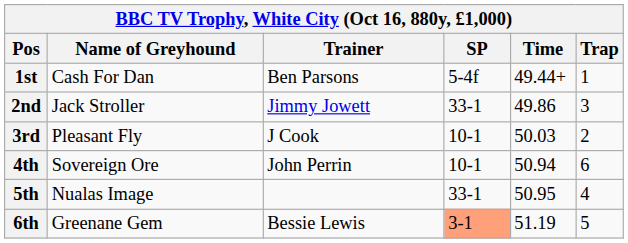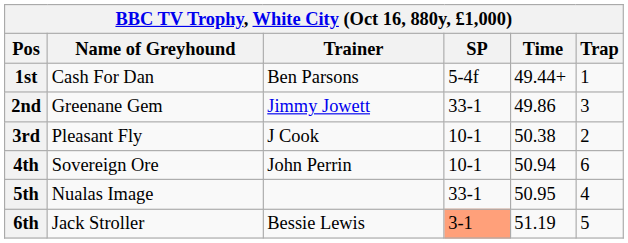(98, 106) Jack Stroller -> (107, 106) Greenane Gem
(535, 135) 50.03 -> (535, 135) 50.38
(107, 223) Greenane Gem -> (98, 223) Jack Stroller
